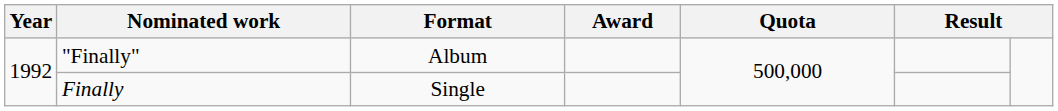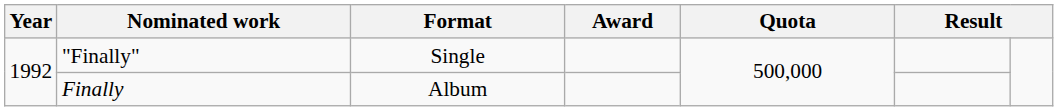(458, 55) Album -> (458, 55) Single
(458, 88) Single -> (458, 88) Album
